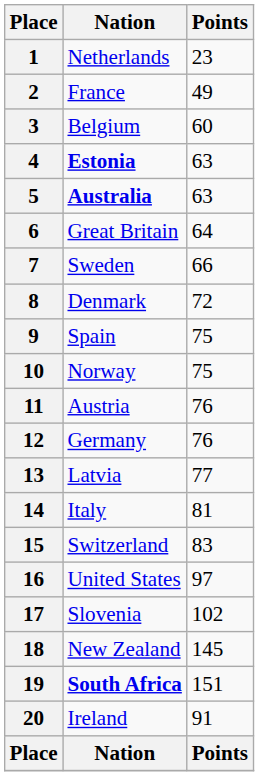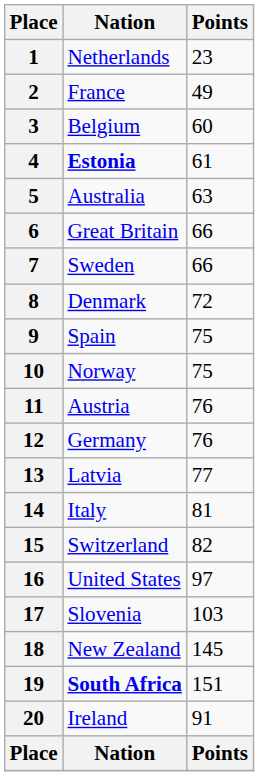(202, 161) 63 -> (202, 161) 61
(110, 196) bold -> (106, 196) normal
(202, 231) 64 -> (202, 231) 66
(202, 544) 83 -> (202, 544) 82
(208, 614) 102 -> (208, 614) 103
